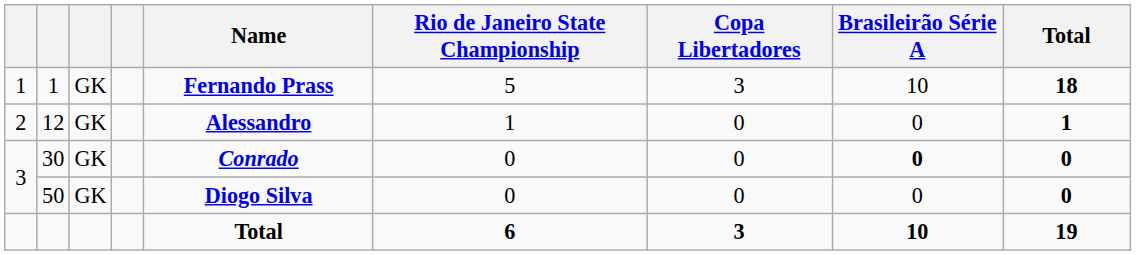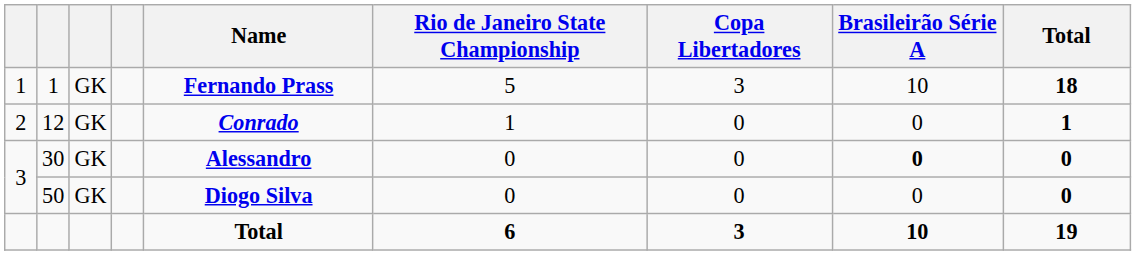(259, 122) Alessandro -> (259, 122) Conrado
(259, 159) Conrado -> (259, 159) Alessandro
